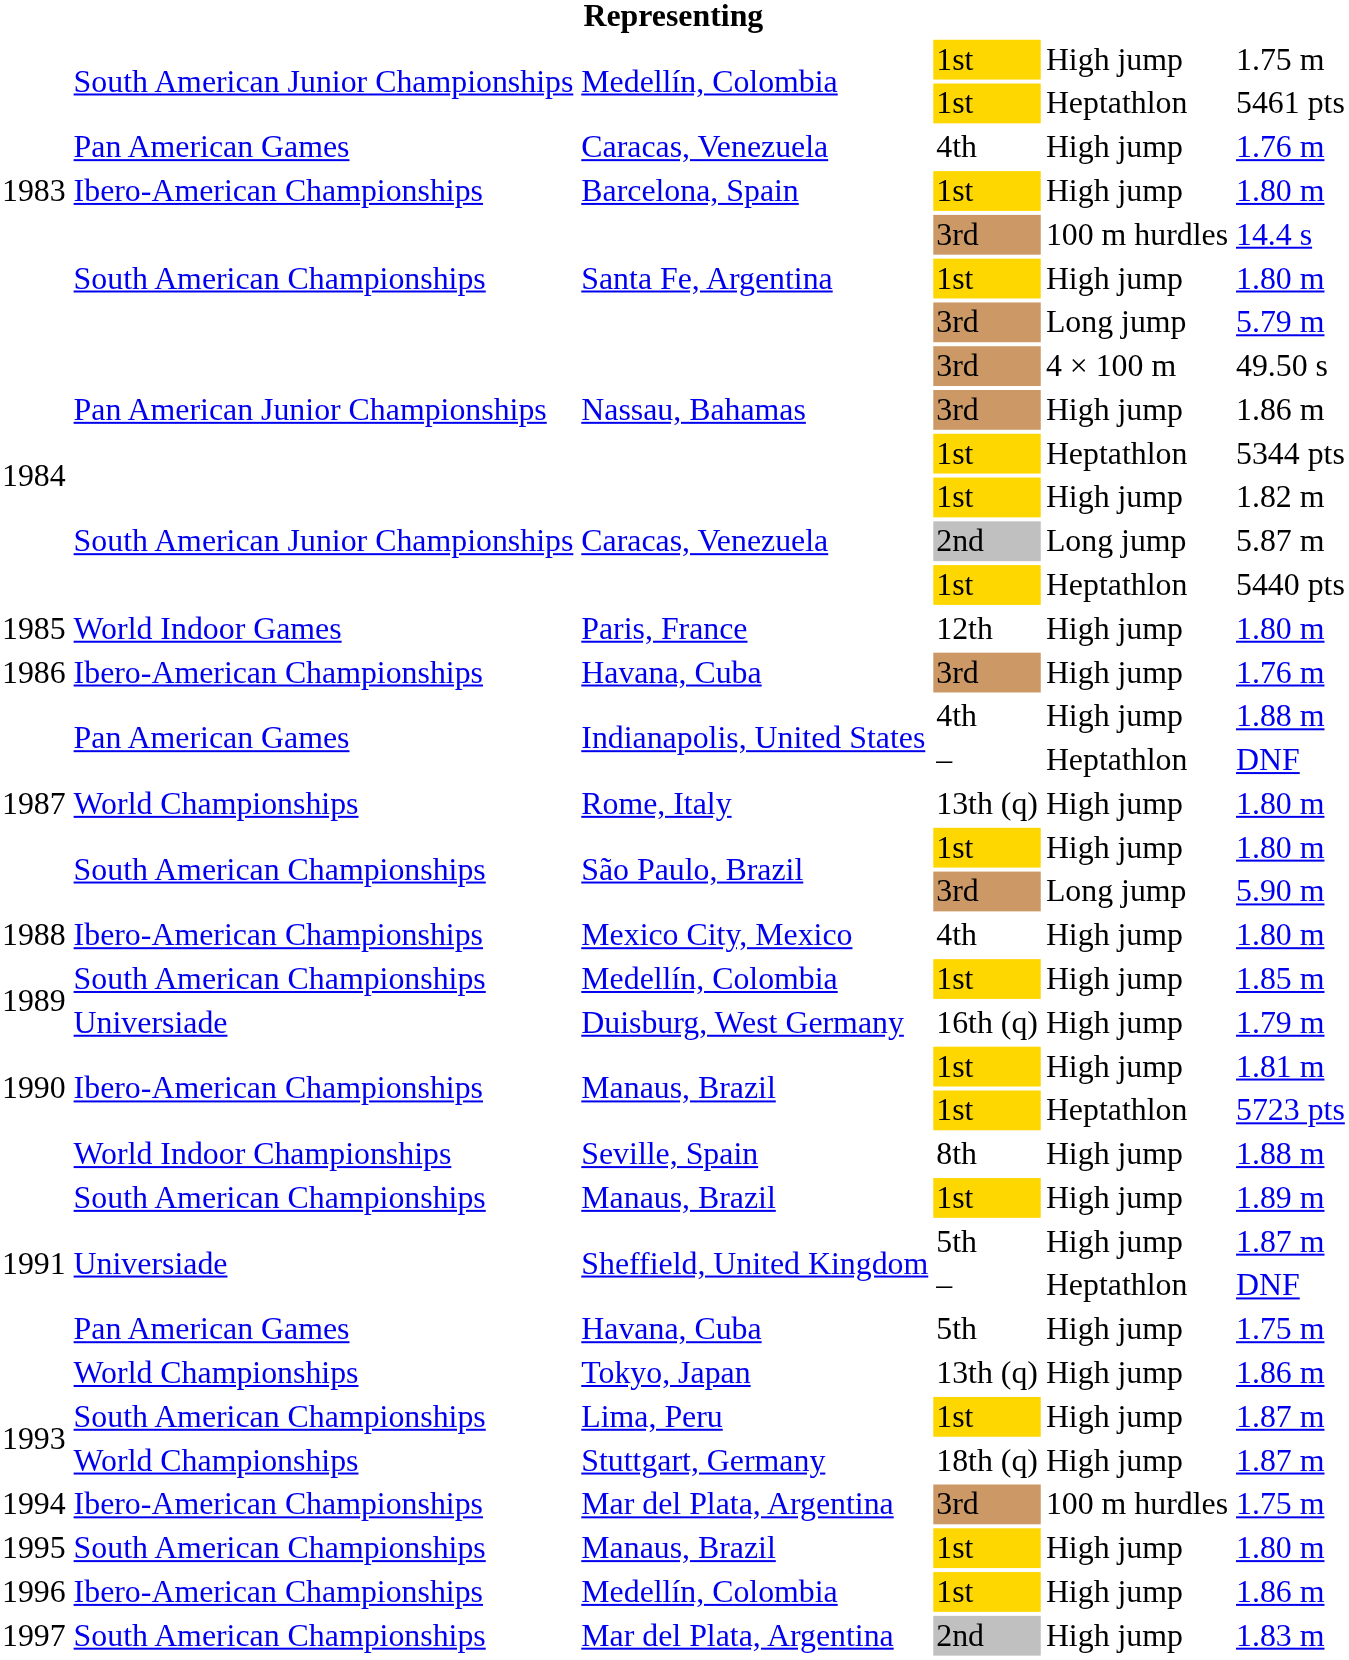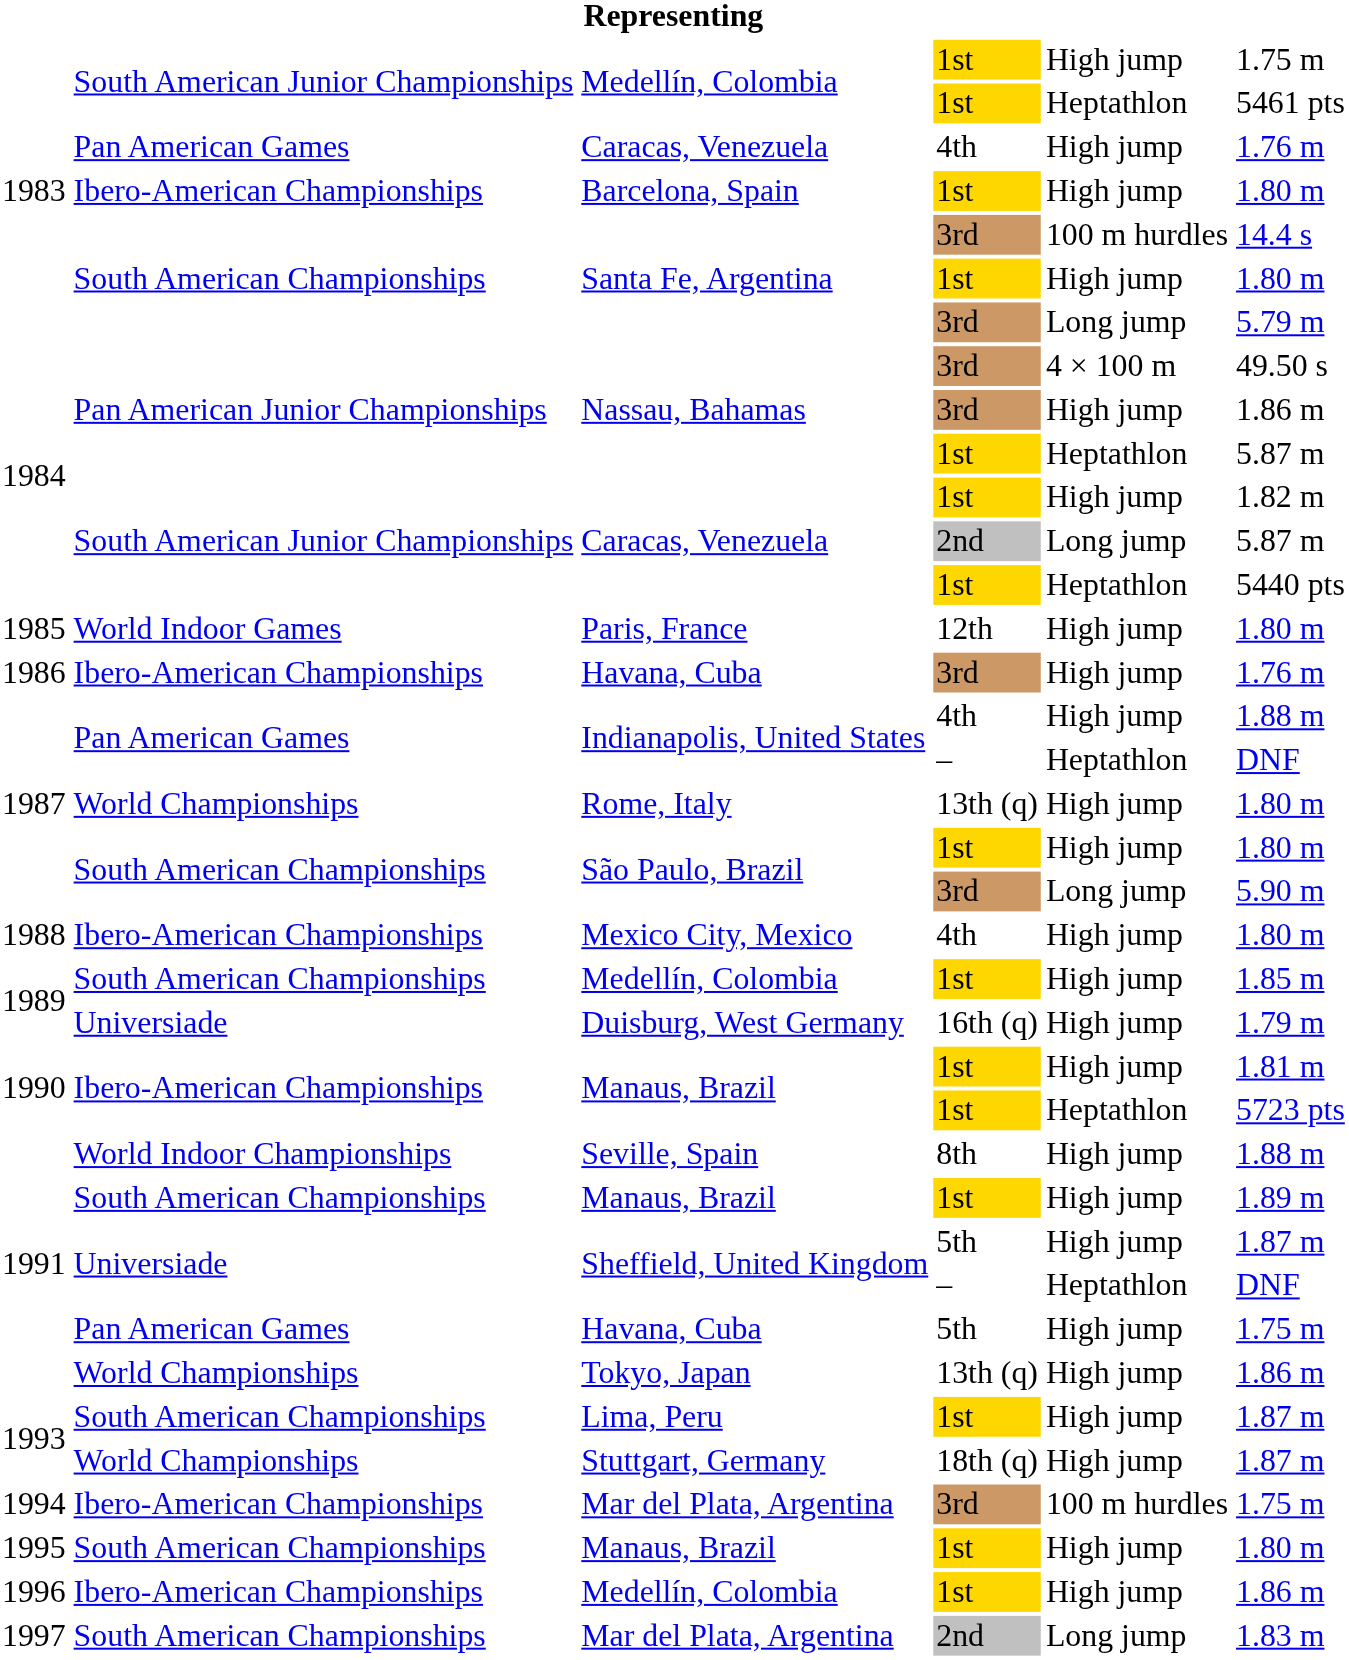(1290, 453) 5344 pts -> (1280, 453) 5.87 m
(1114, 1635) High jump -> (1116, 1635) Long jump
